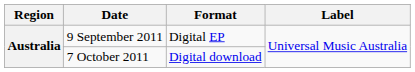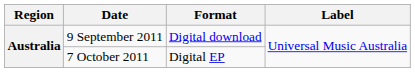(197, 36) Digital EP -> (215, 36) Digital download
(215, 57) Digital download -> (197, 57) Digital EP
